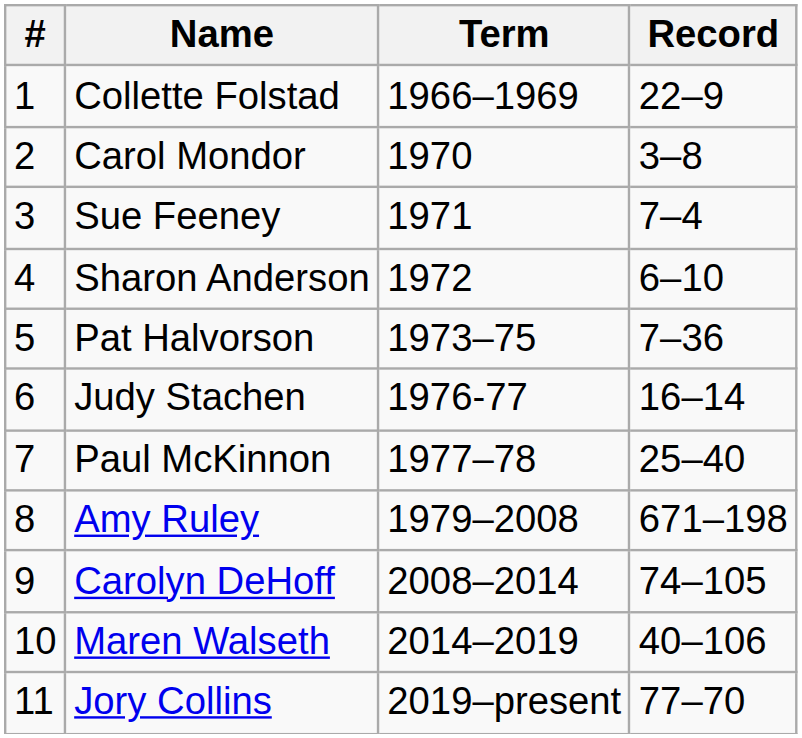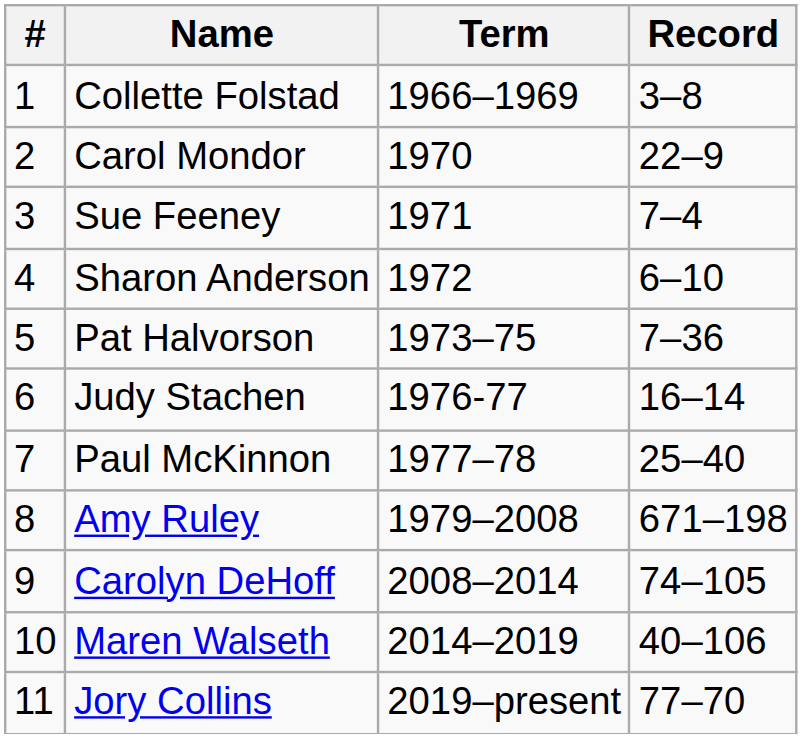(681, 95) 22–9 -> (671, 95) 3–8
(671, 156) 3–8 -> (681, 156) 22–9
